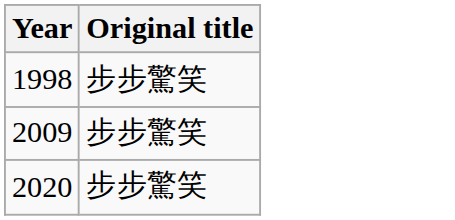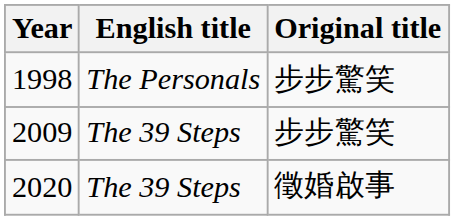+ column: (173, 28)
(147, 185) 步步驚笑 -> (335, 185) 徵婚啟事
